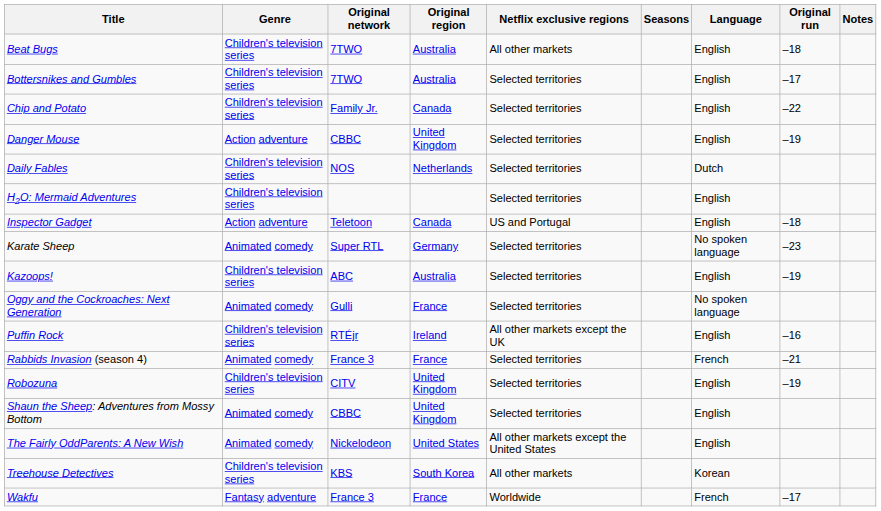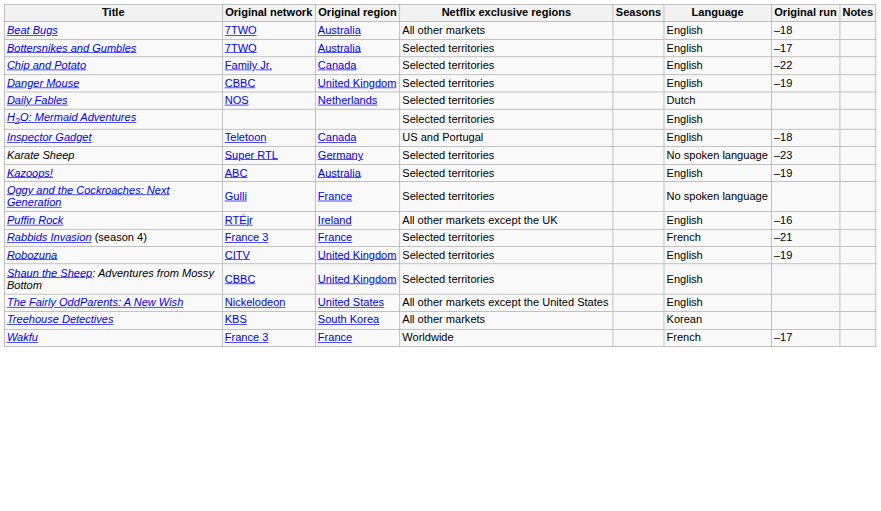- column: (275, 19)
